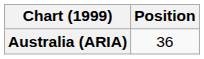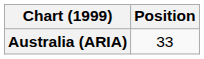(165, 41) 36 -> (165, 41) 33
